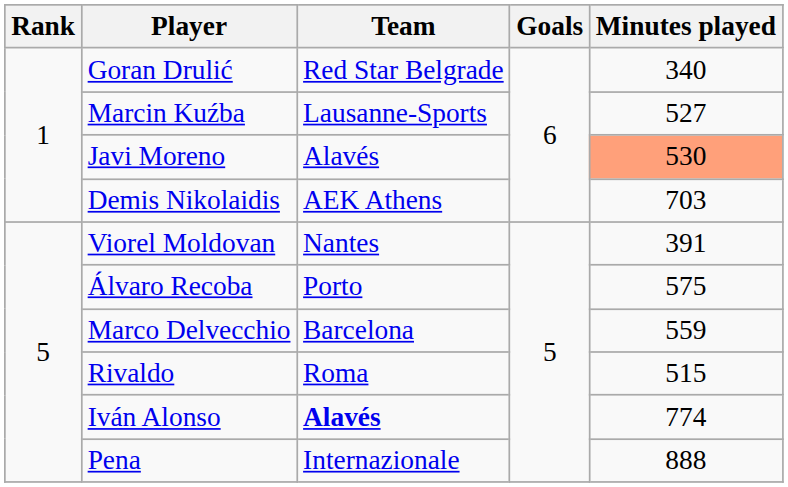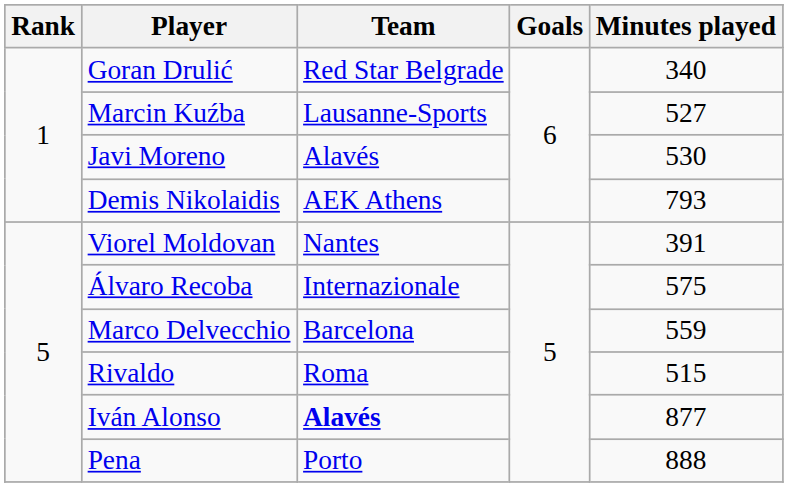(686, 156) lightsalmon background -> (686, 156) no background
(686, 199) 703 -> (686, 199) 793
(333, 286) Porto -> (381, 286) Internazionale
(686, 416) 774 -> (686, 416) 877
(381, 460) Internazionale -> (333, 460) Porto
